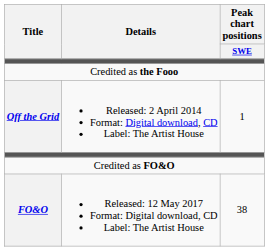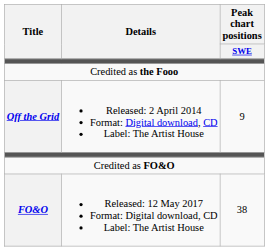(242, 116) 1 -> (242, 116) 9
